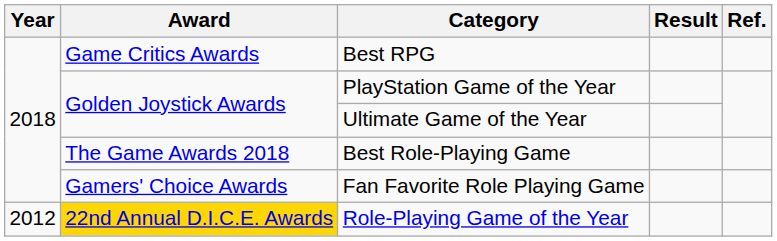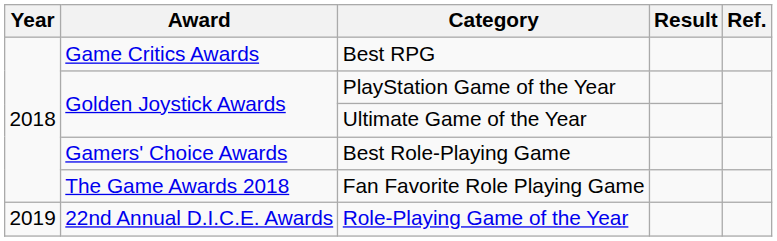(177, 152) The Game Awards 2018 -> (176, 152) Gamers' Choice Awards
(176, 185) Gamers' Choice Awards -> (177, 185) The Game Awards 2018
(33, 218) 2012 -> (33, 218) 2019
(199, 218) gold background -> (199, 218) no background
